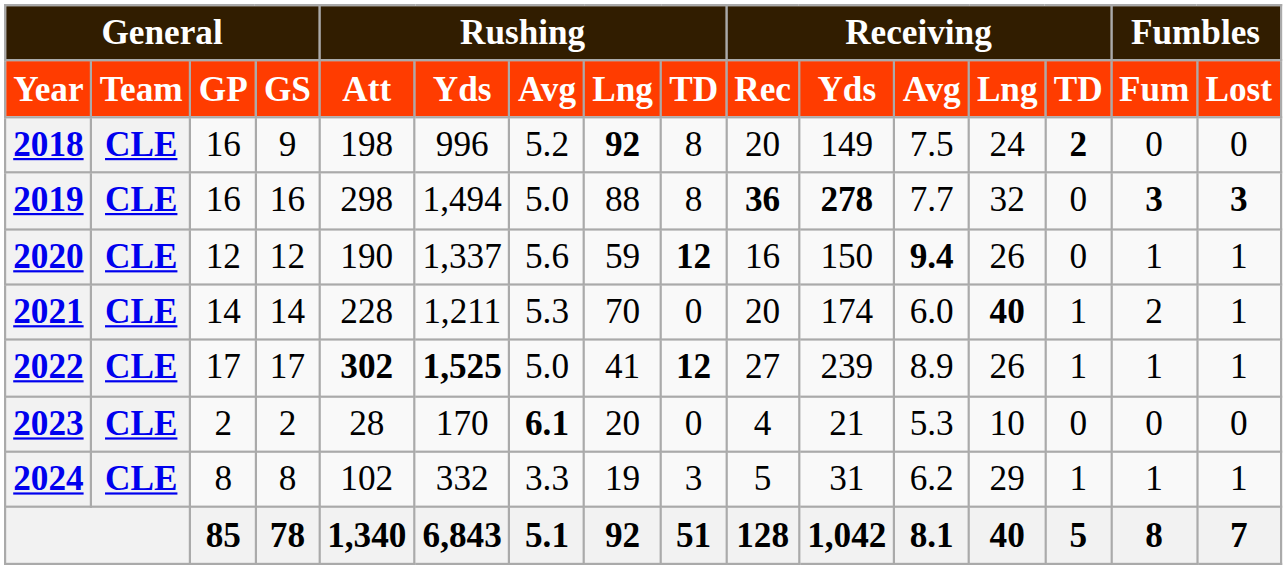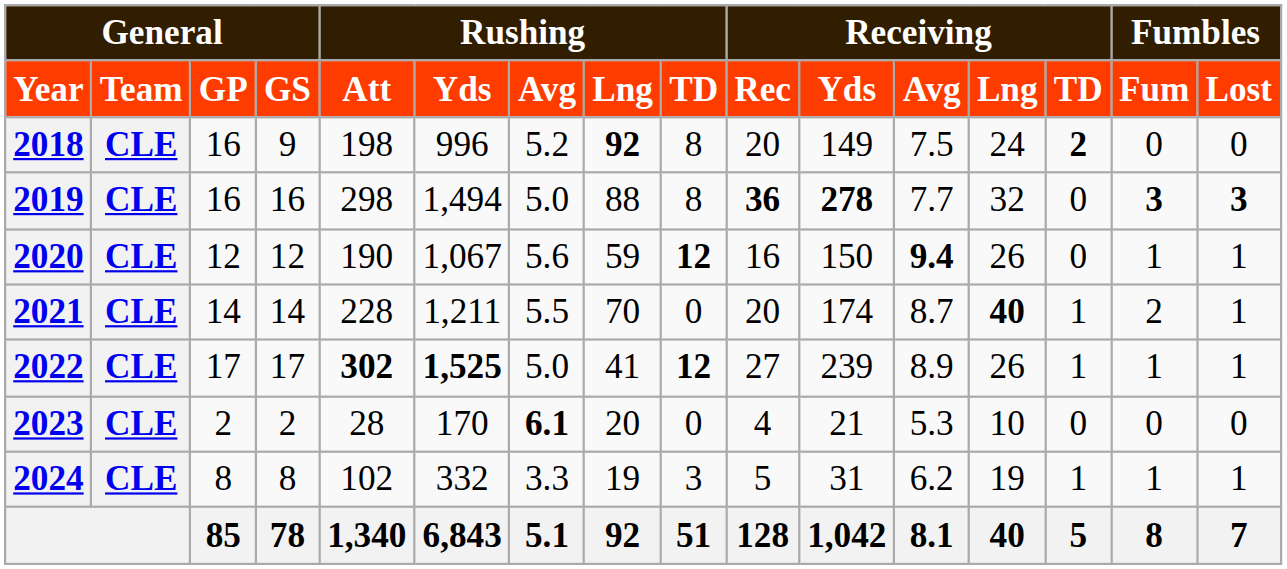(462, 255) 1,337 -> (462, 255) 1,067
(547, 311) 5.3 -> (547, 311) 5.5
(932, 311) 6.0 -> (932, 311) 8.7
(1007, 479) 29 -> (1007, 479) 19
